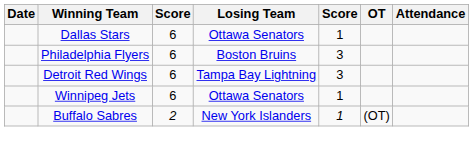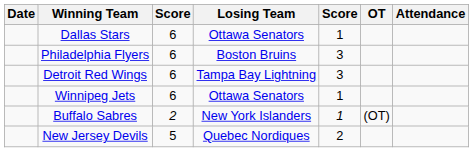+ row: (95, 136)
